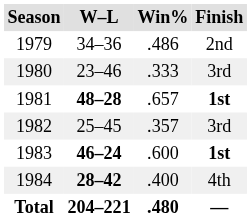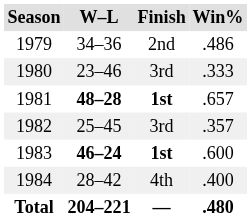columns swapped: (219, 17) <-> (163, 17)
(99, 180) bold -> (99, 180) normal
